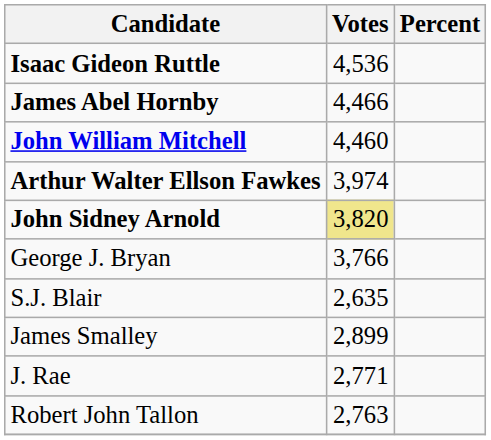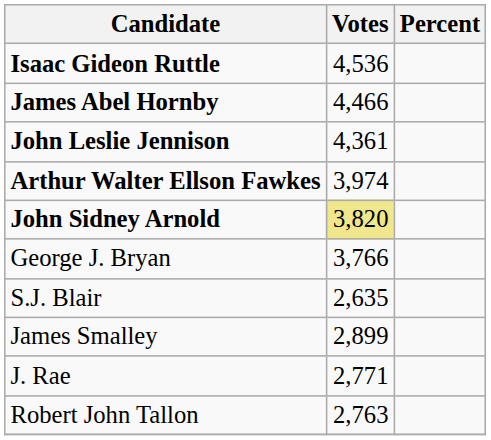+ row: (120, 141)
- row: (128, 141)
